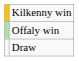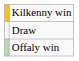rows swapped: (35, 30) <-> (24, 47)
